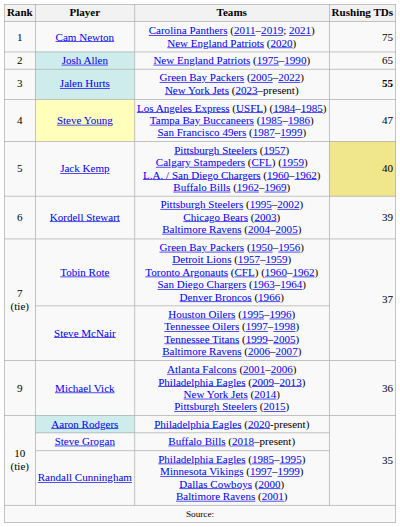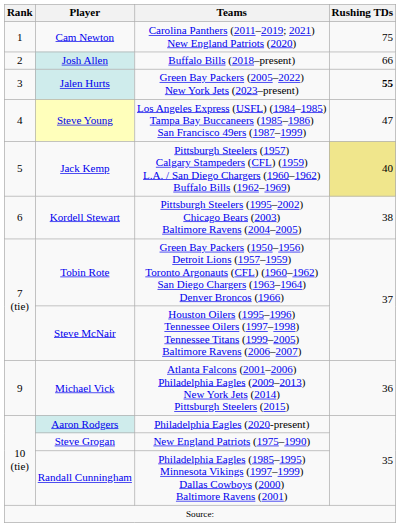(232, 60) New England Patriots (1975–1990) -> (232, 60) Buffalo Bills (2018–present)
(388, 60) 65 -> (388, 60) 66
(388, 217) 39 -> (388, 217) 38
(232, 441) Buffalo Bills (2018–present) -> (232, 441) New England Patriots (1975–1990)
